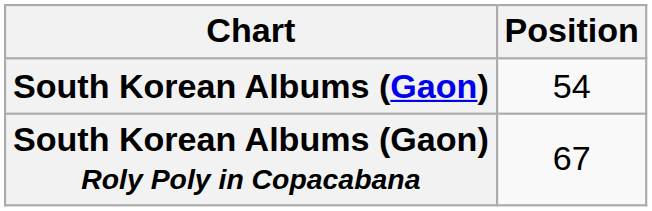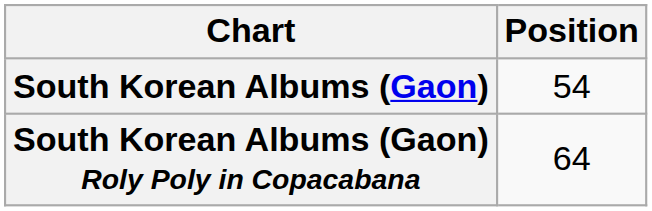(572, 158) 67 -> (572, 158) 64
